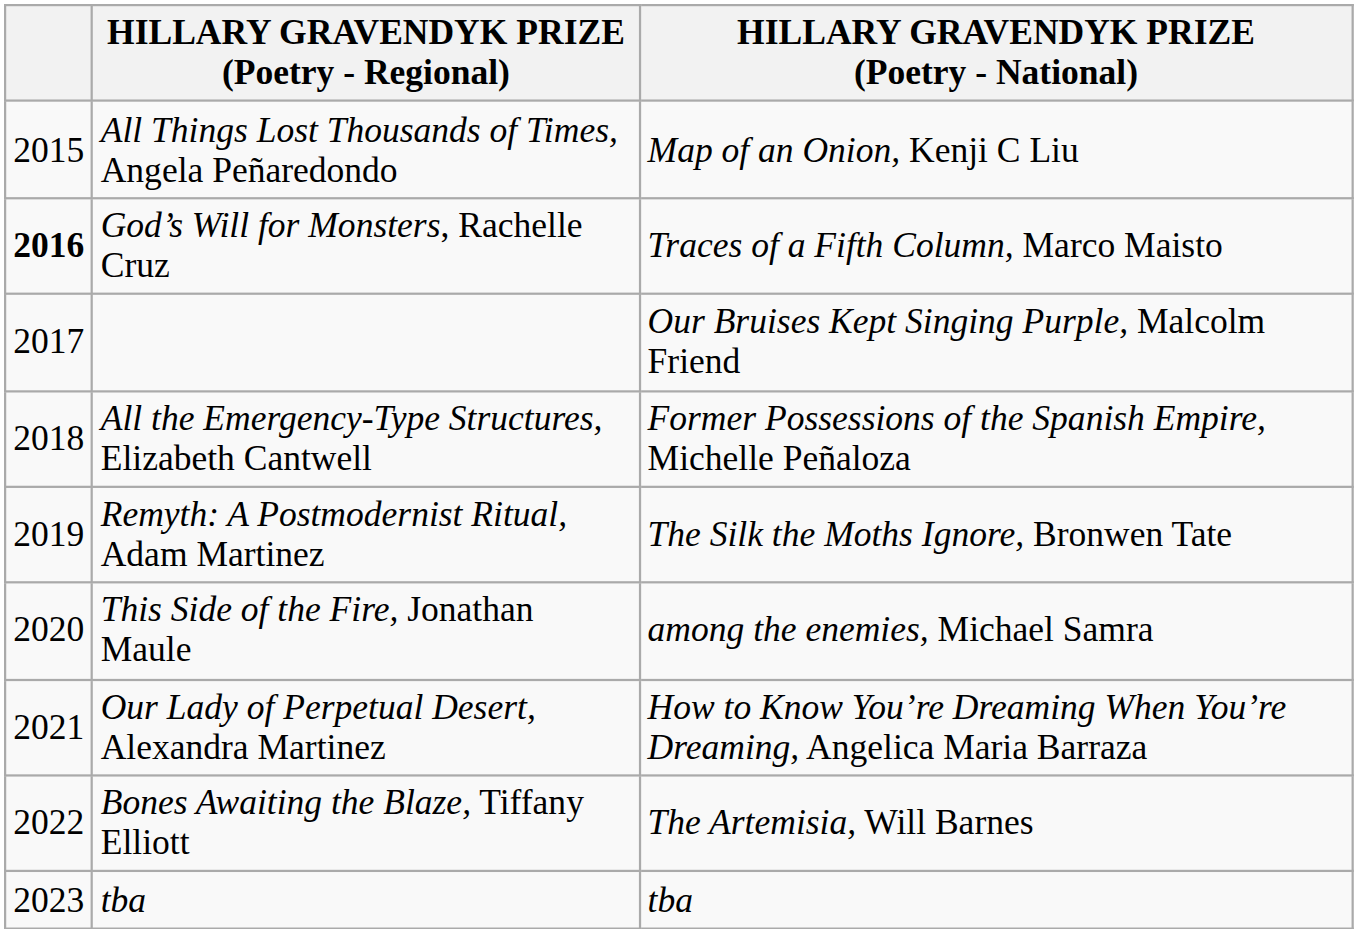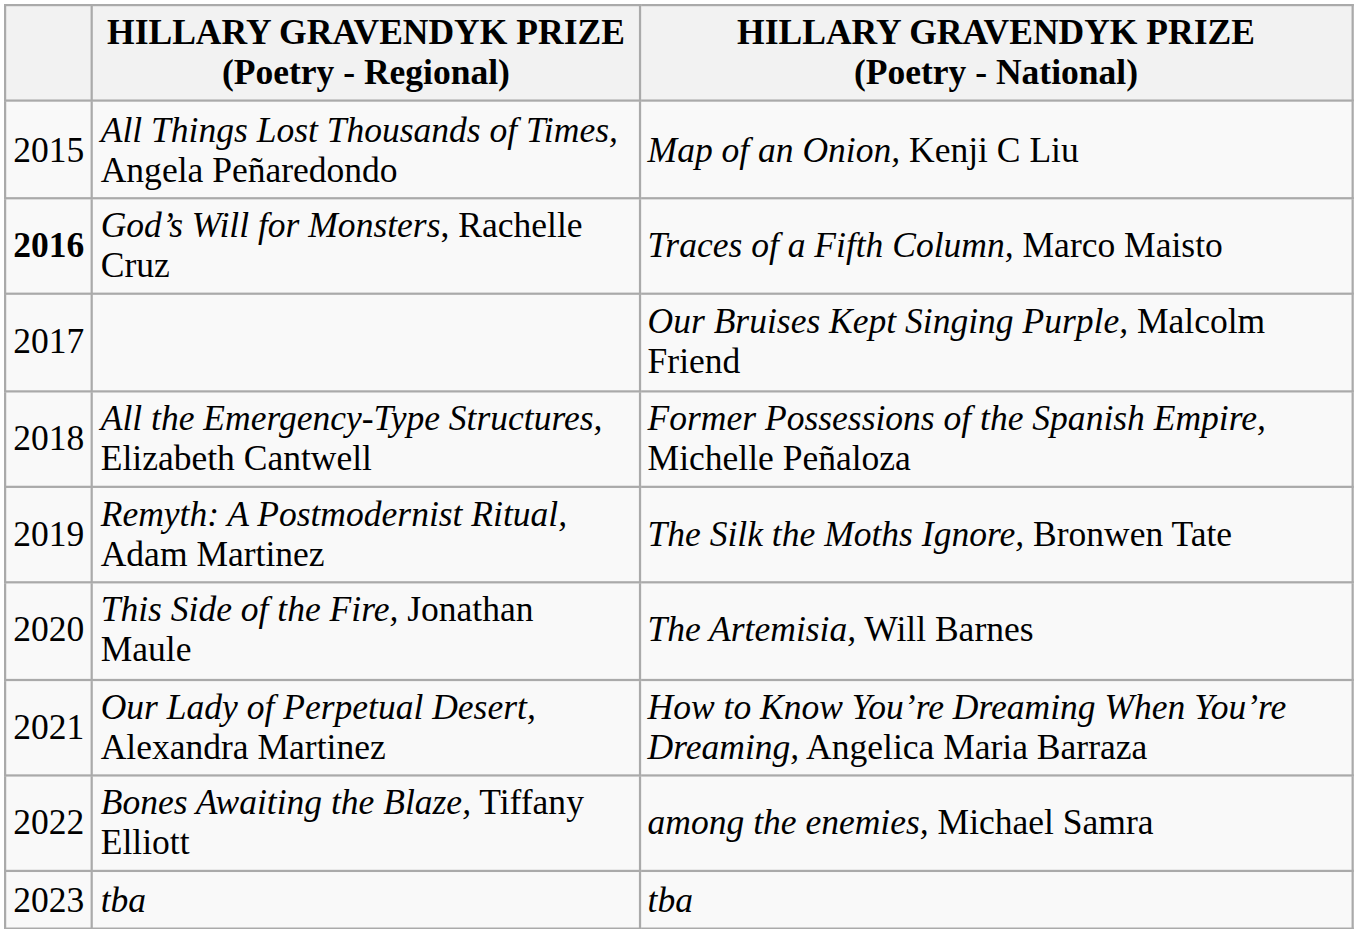(901, 630) among the enemies, Michael Samra -> (841, 630) The Artemisia, Will Barnes
(841, 822) The Artemisia, Will Barnes -> (901, 822) among the enemies, Michael Samra
